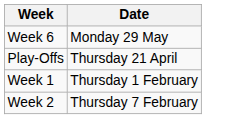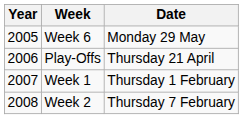+ column: (23, 15)
